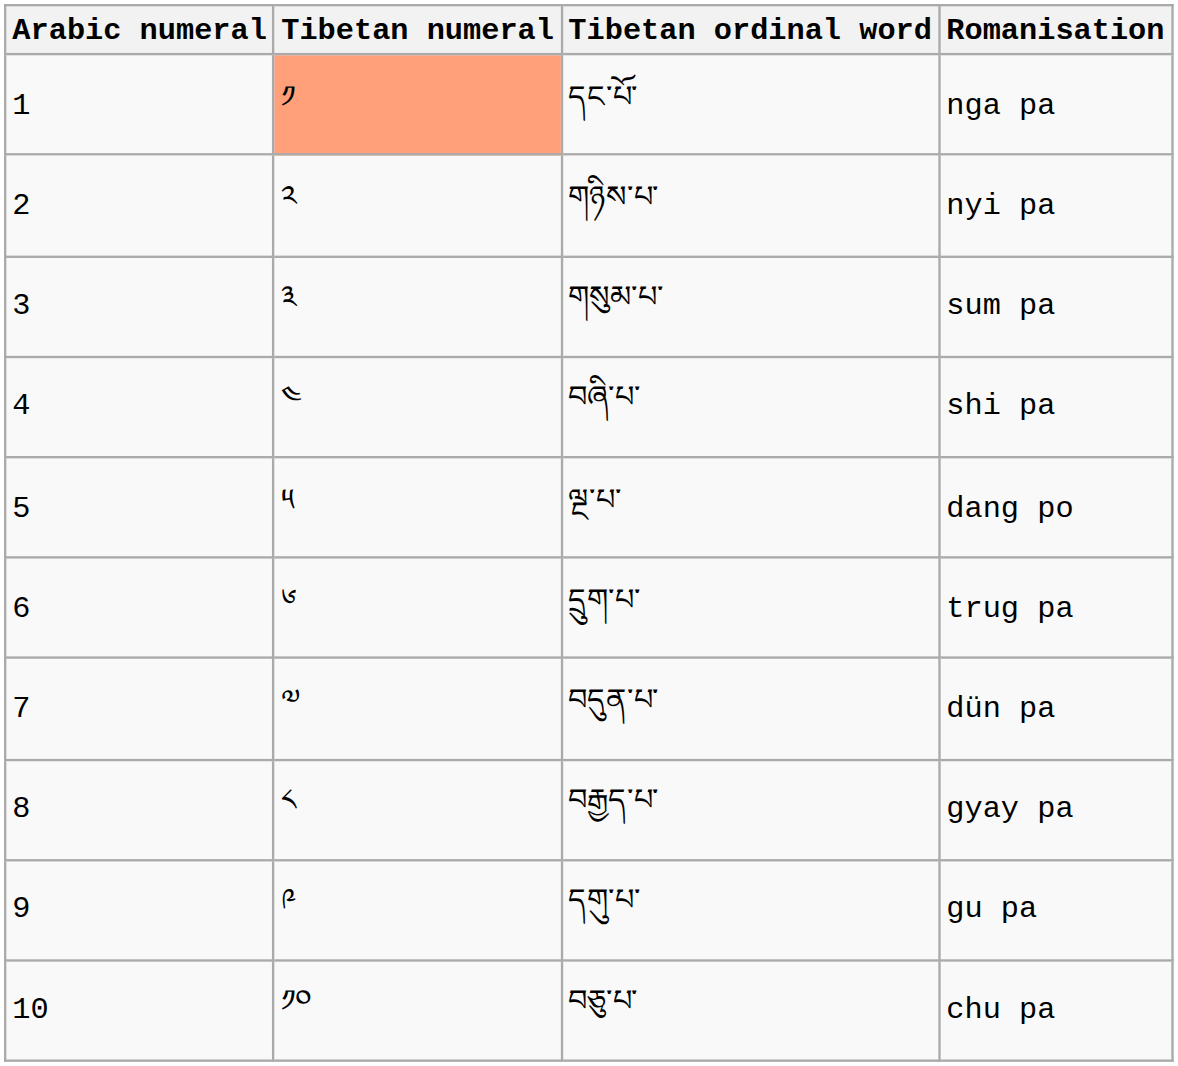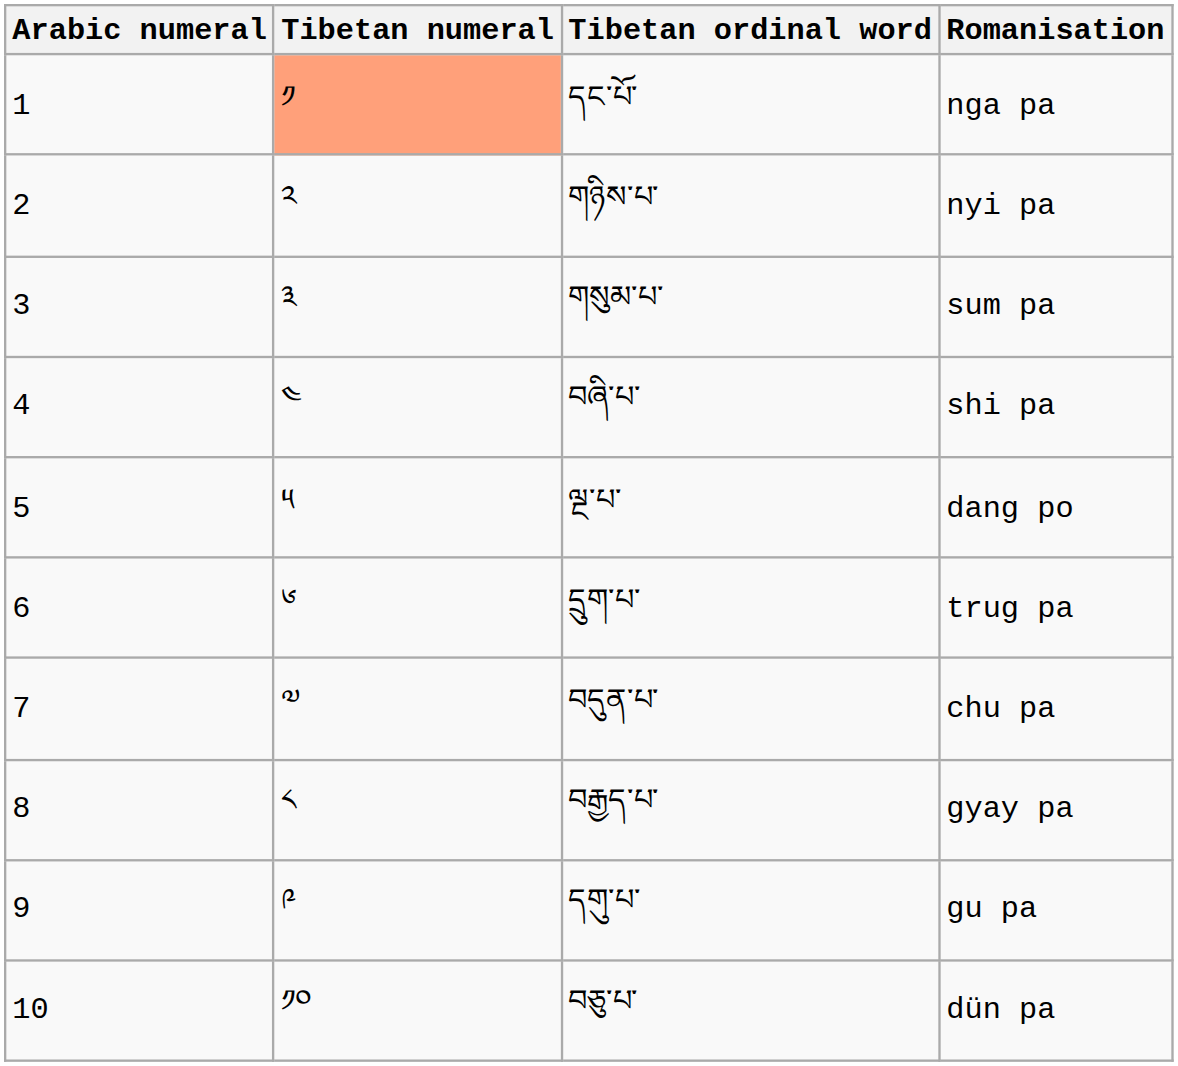(1001, 709) dün pa -> (1001, 709) chu pa
(1001, 1010) chu pa -> (1001, 1010) dün pa
